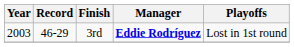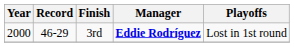(19, 32) 2003 -> (19, 32) 2000
